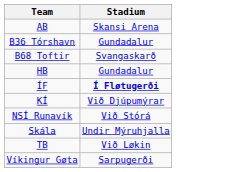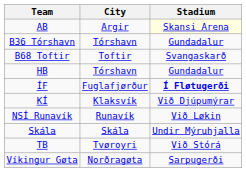+ column: (115, 12)
(126, 27) no background -> (196, 27) lightyellow background
(126, 116) Við Stórá -> (196, 116) Við Løkin
(126, 145) Við Løkin -> (196, 145) Við Stórá
